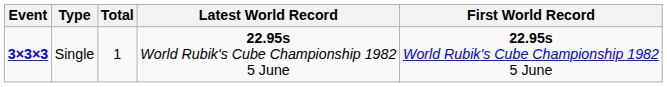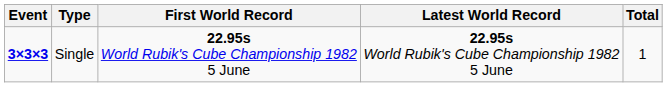columns swapped: (531, 15) <-> (117, 15)
